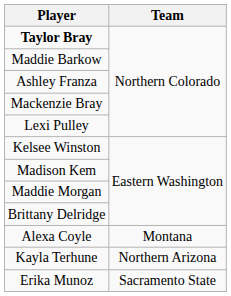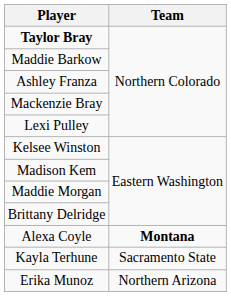(167, 236) normal -> (167, 236) bold
(167, 258) Northern Arizona -> (167, 258) Sacramento State
(167, 280) Sacramento State -> (167, 280) Northern Arizona
